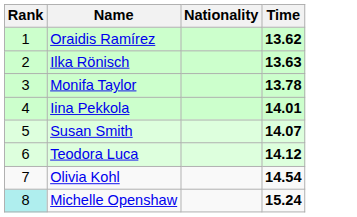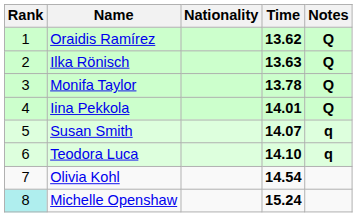+ column: (328, 16)
(283, 154) 14.12 -> (283, 154) 14.10
